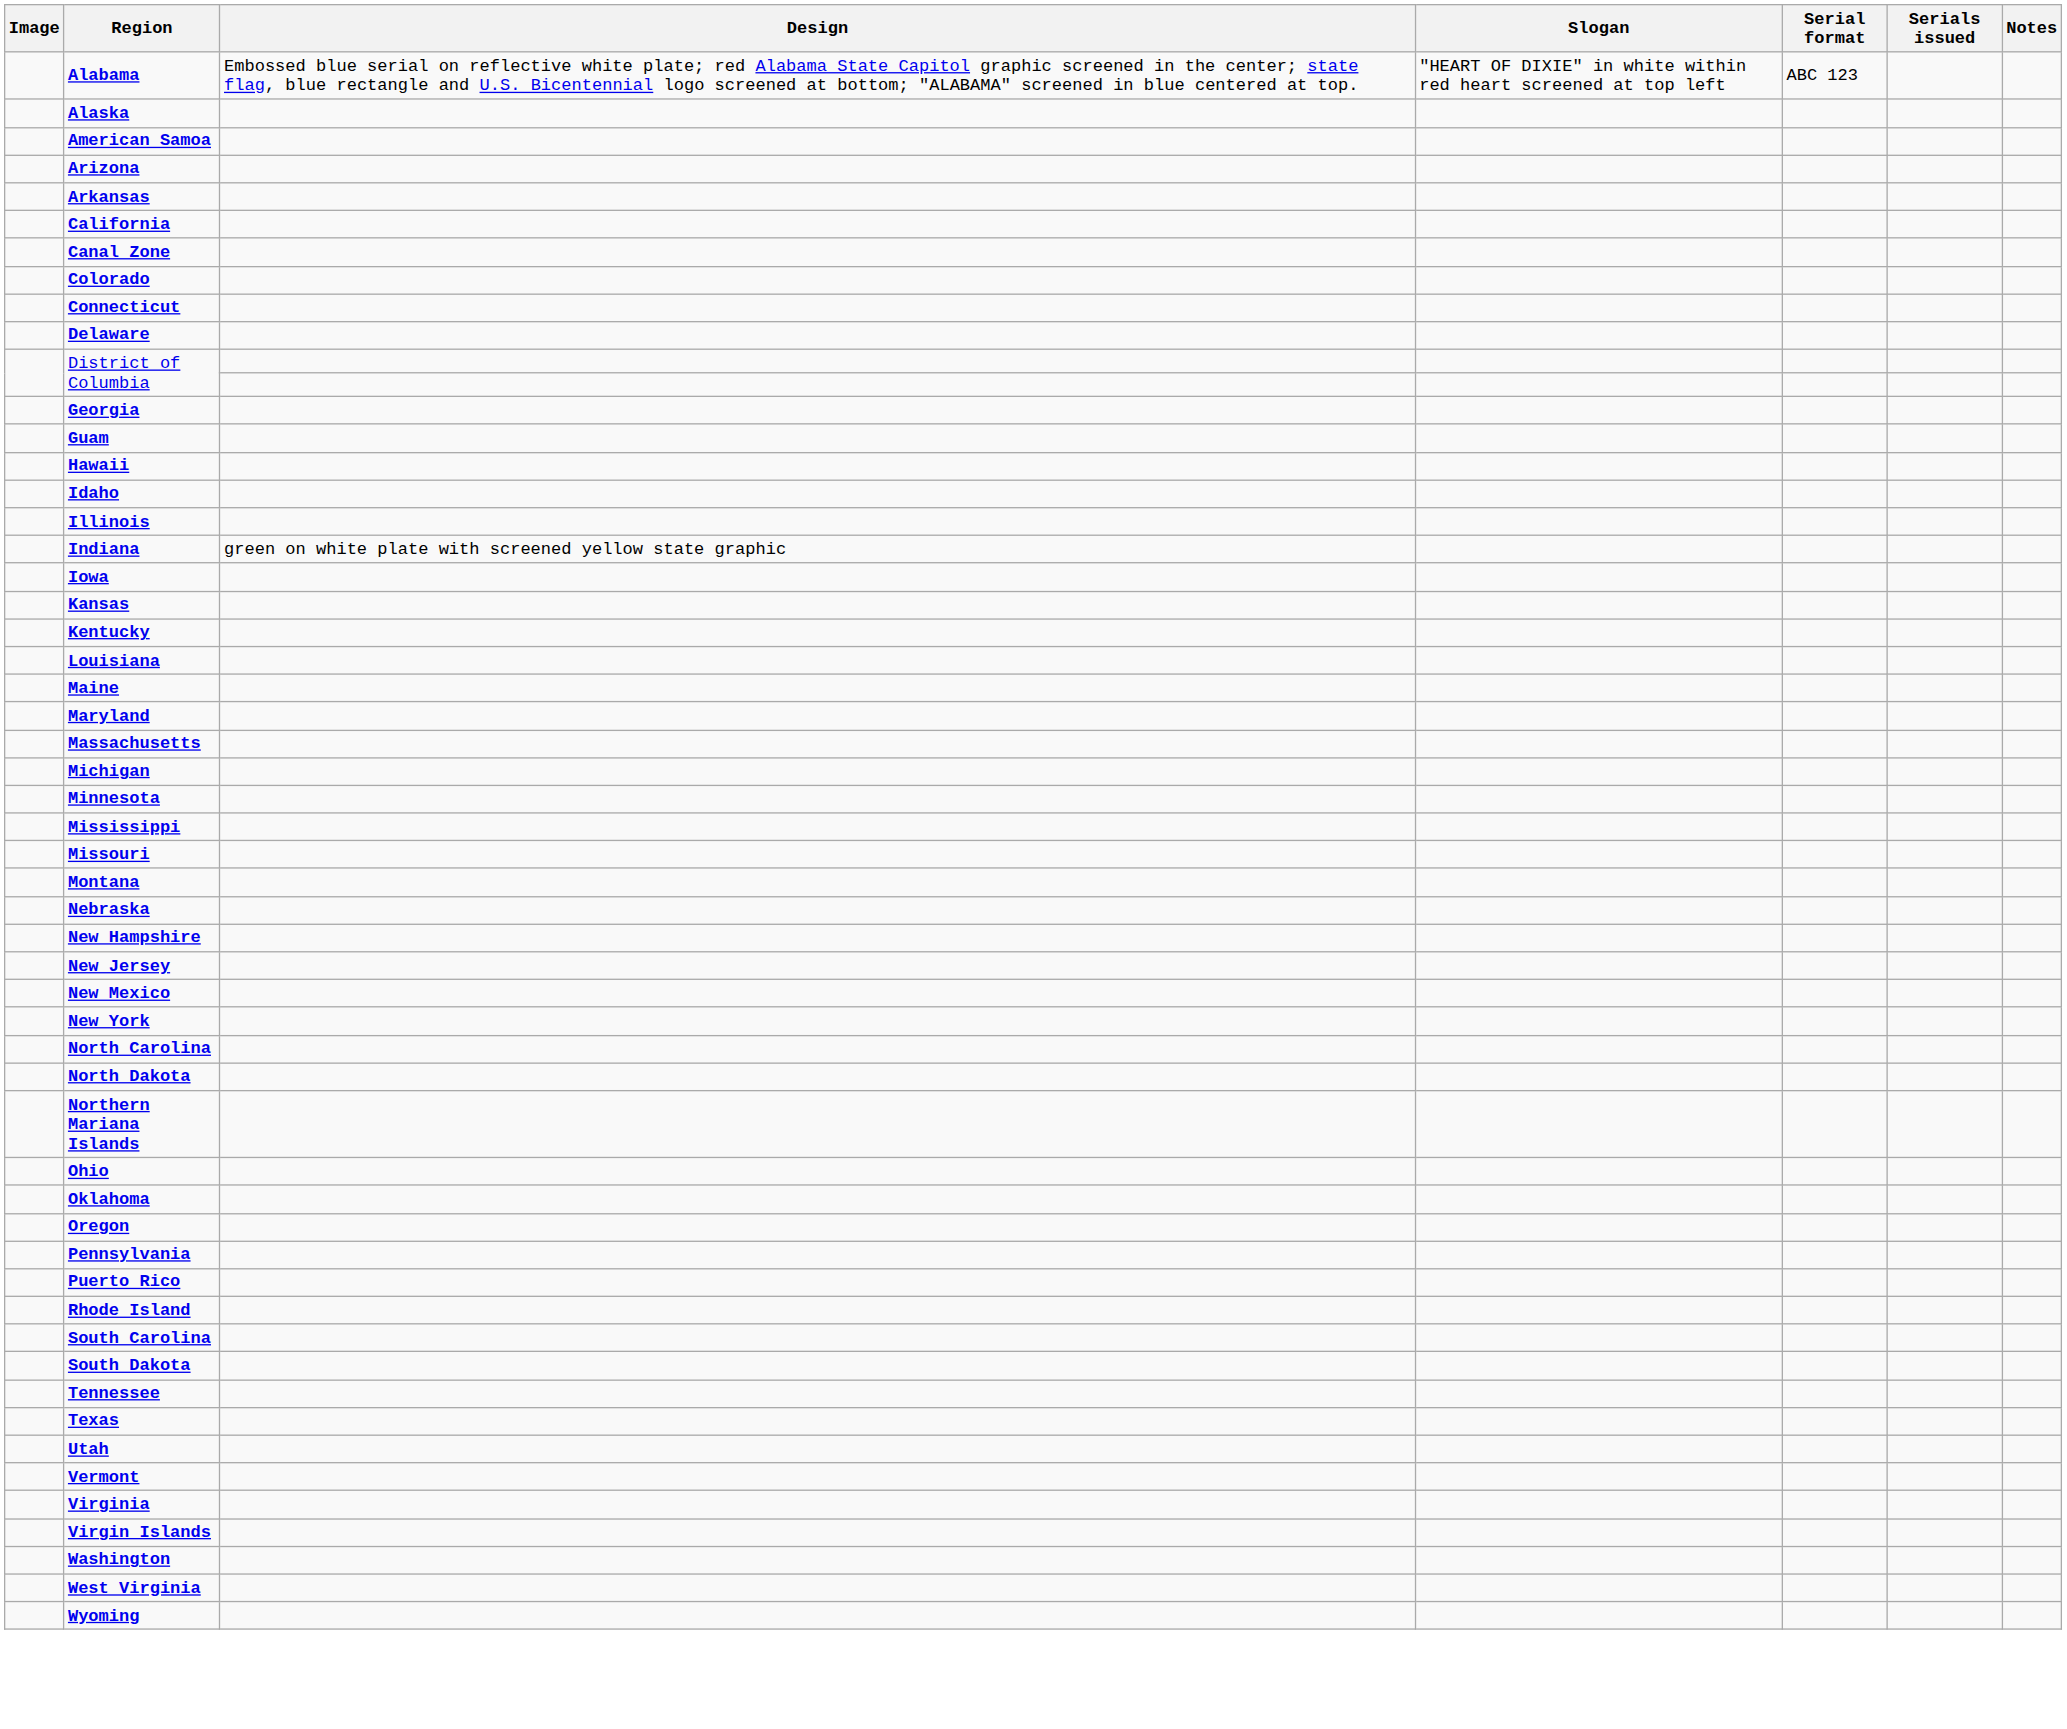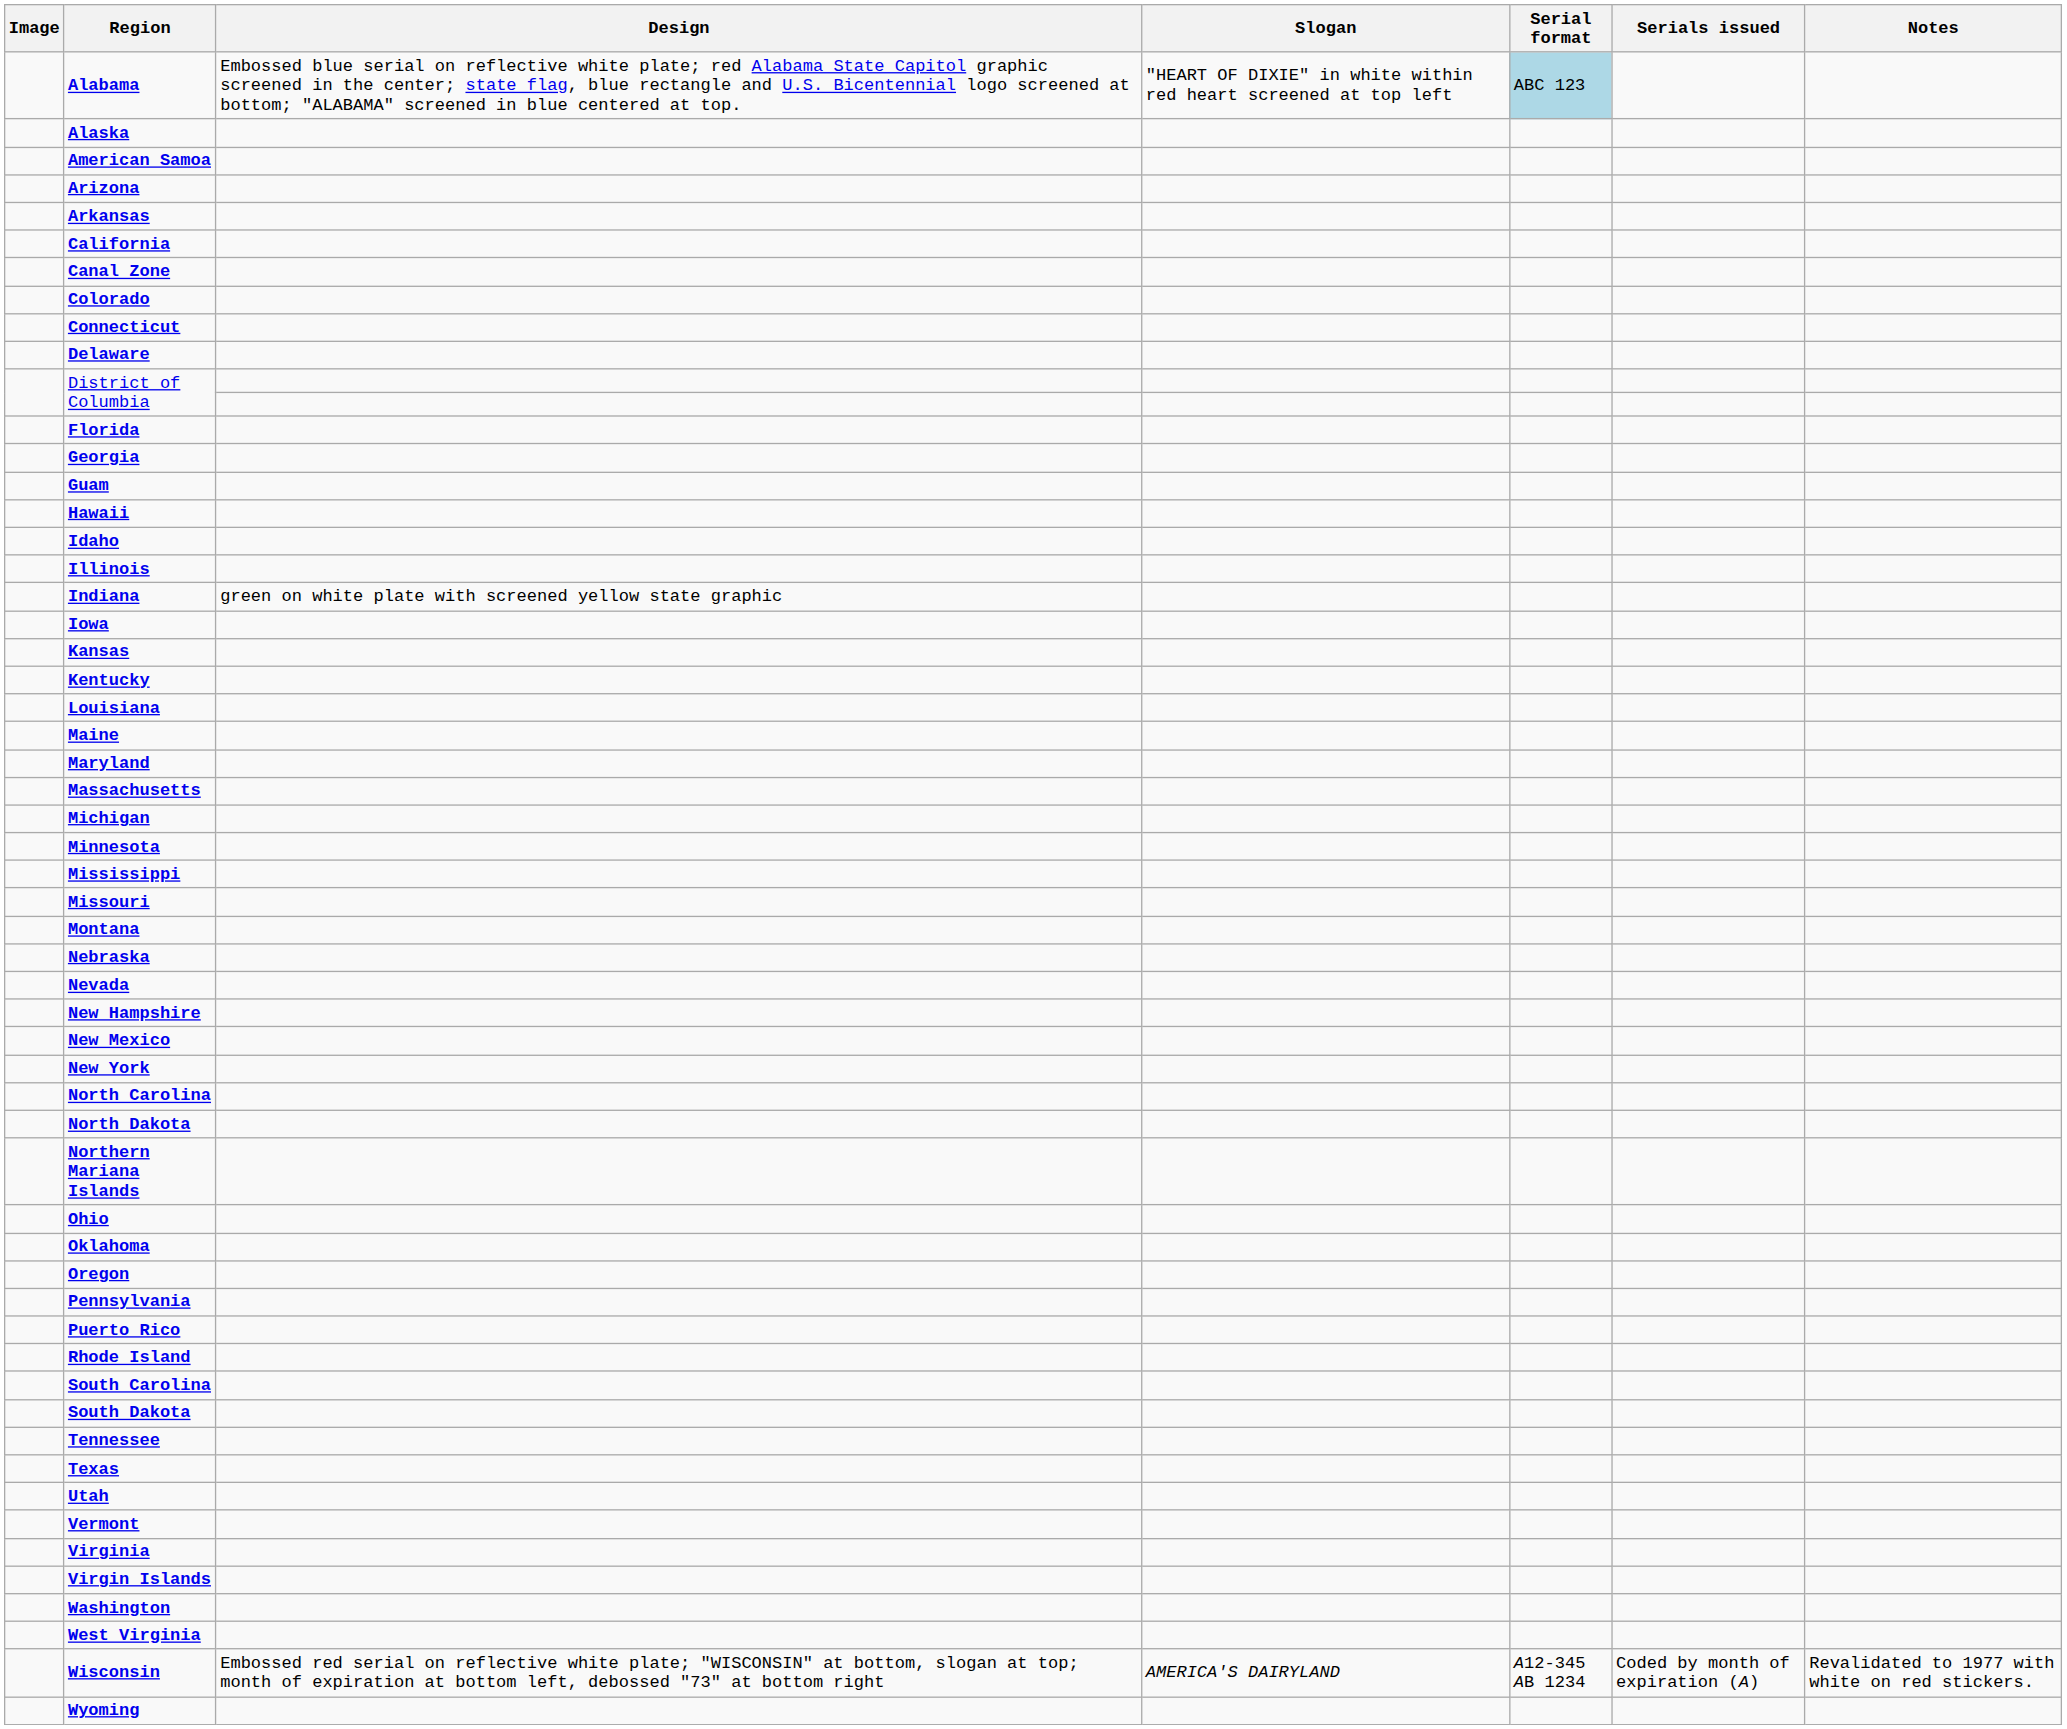(1822, 76) no background -> (1550, 86) lightblue background
+ row: (104, 430)
+ row: (99, 985)
- row: (119, 966)
+ row: (114, 1673)
